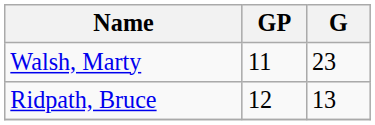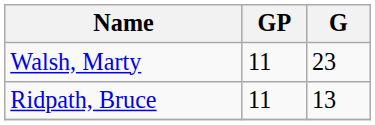(260, 100) 12 -> (260, 100) 11
